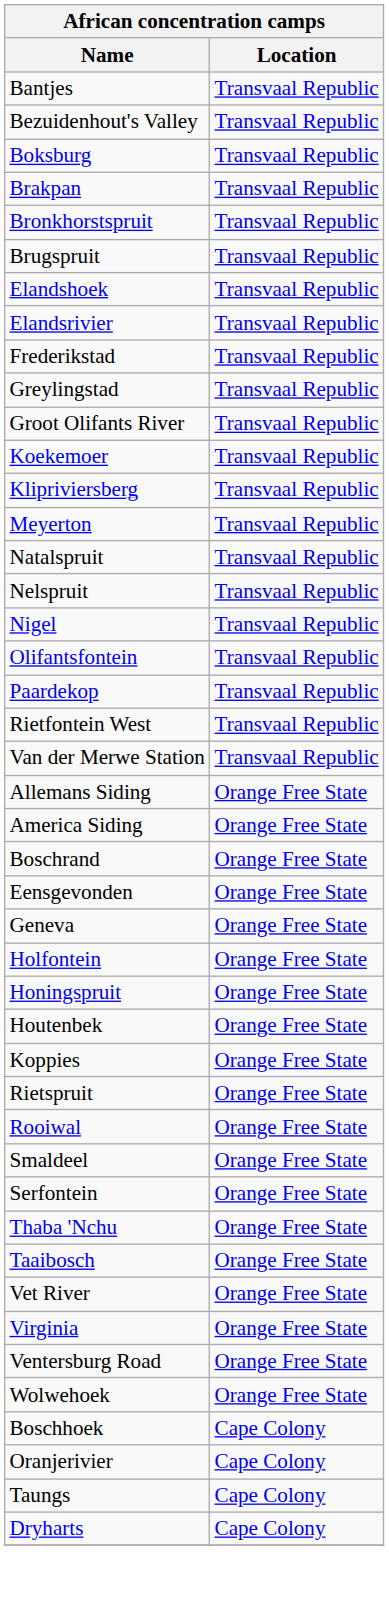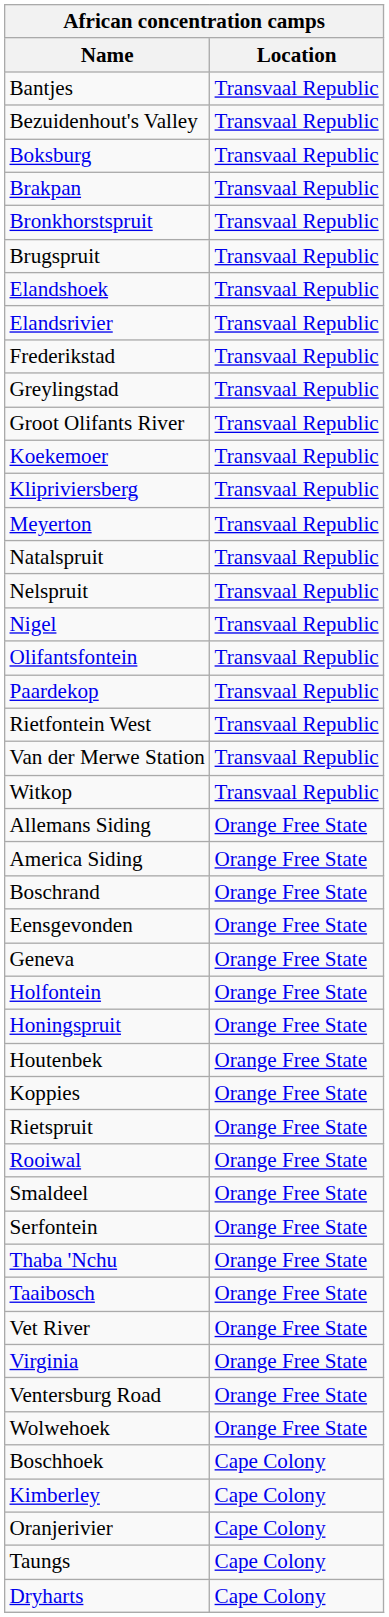+ row: (41, 791)
+ row: (55, 1495)
